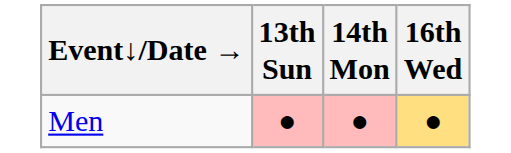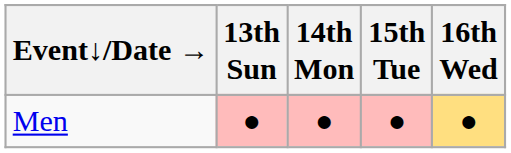+ column: (397, 50)
